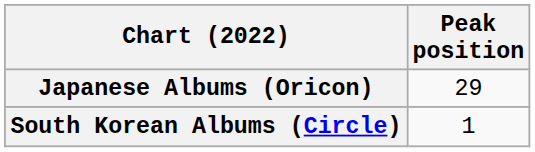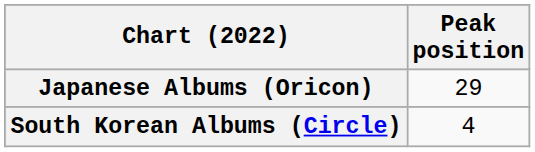(468, 127) 1 -> (468, 127) 4
